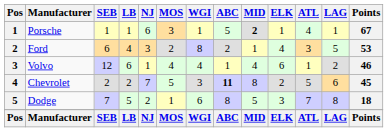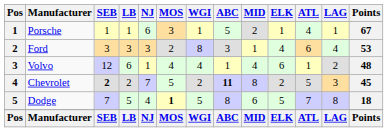(255, 30) bold -> (255, 30) normal
(107, 47) 6 -> (107, 47) 3
(129, 47) 4 -> (129, 47) 3
(227, 47) 2 -> (227, 47) 3
(308, 47) 3 -> (308, 47) 6
(335, 47) 5 -> (335, 47) 4
(366, 65) 46 -> (366, 65) 48
(107, 82) normal -> (107, 82) bold
(200, 82) 3 -> (200, 82) 2
(335, 82) 6 -> (335, 82) 3
(148, 100) 2 -> (148, 100) 4
(171, 100) normal -> (171, 100) bold
(200, 100) 6 -> (200, 100) 5
(255, 100) 5 -> (255, 100) 6
(282, 100) 3 -> (282, 100) 5
